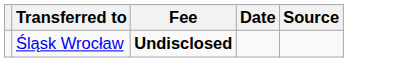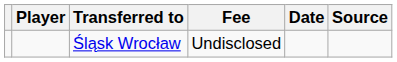+ column: (41, 17)
(183, 43) bold -> (236, 43) normal
